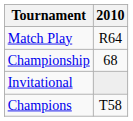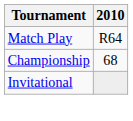- row: (40, 104)
